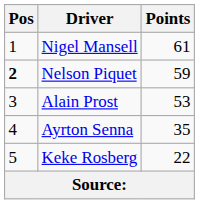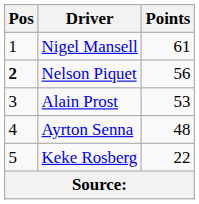(182, 74) 59 -> (182, 74) 56
(182, 129) 35 -> (182, 129) 48
